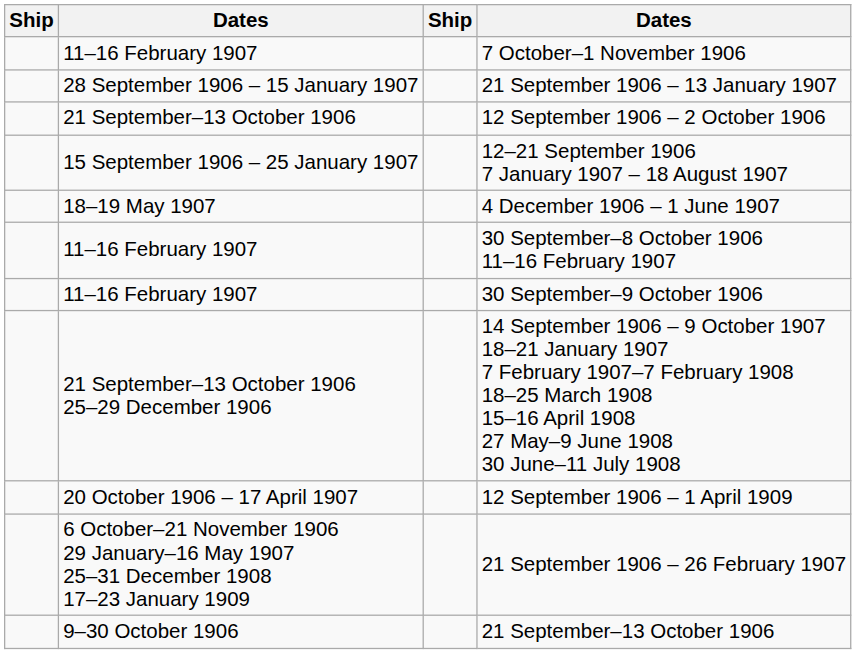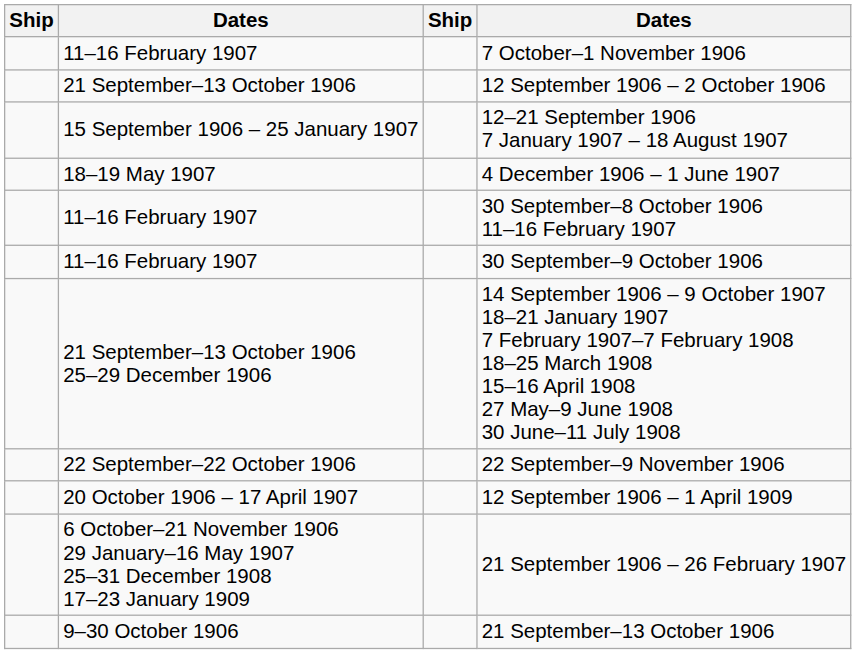- row: (659, 85)
+ row: (633, 464)
